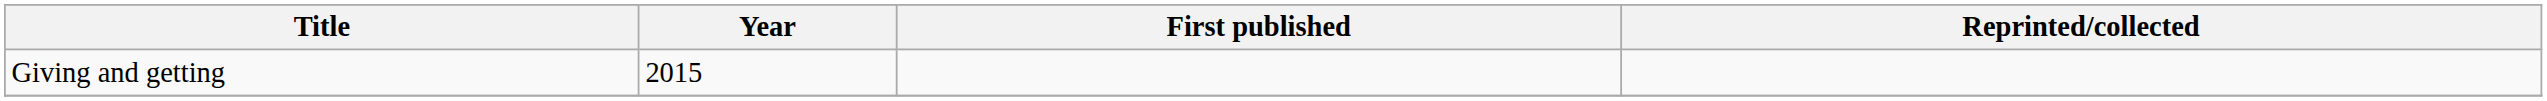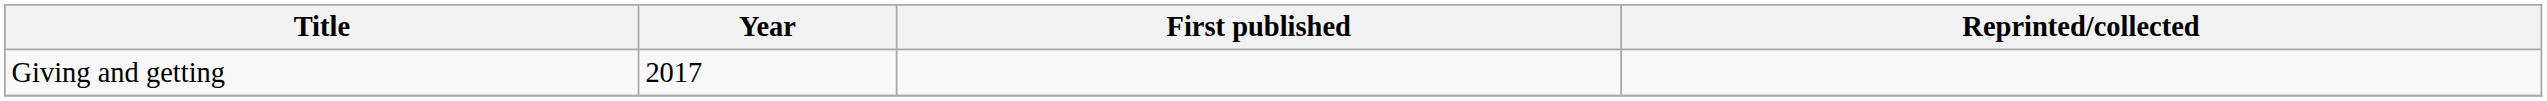(674, 72) 2015 -> (674, 72) 2017
